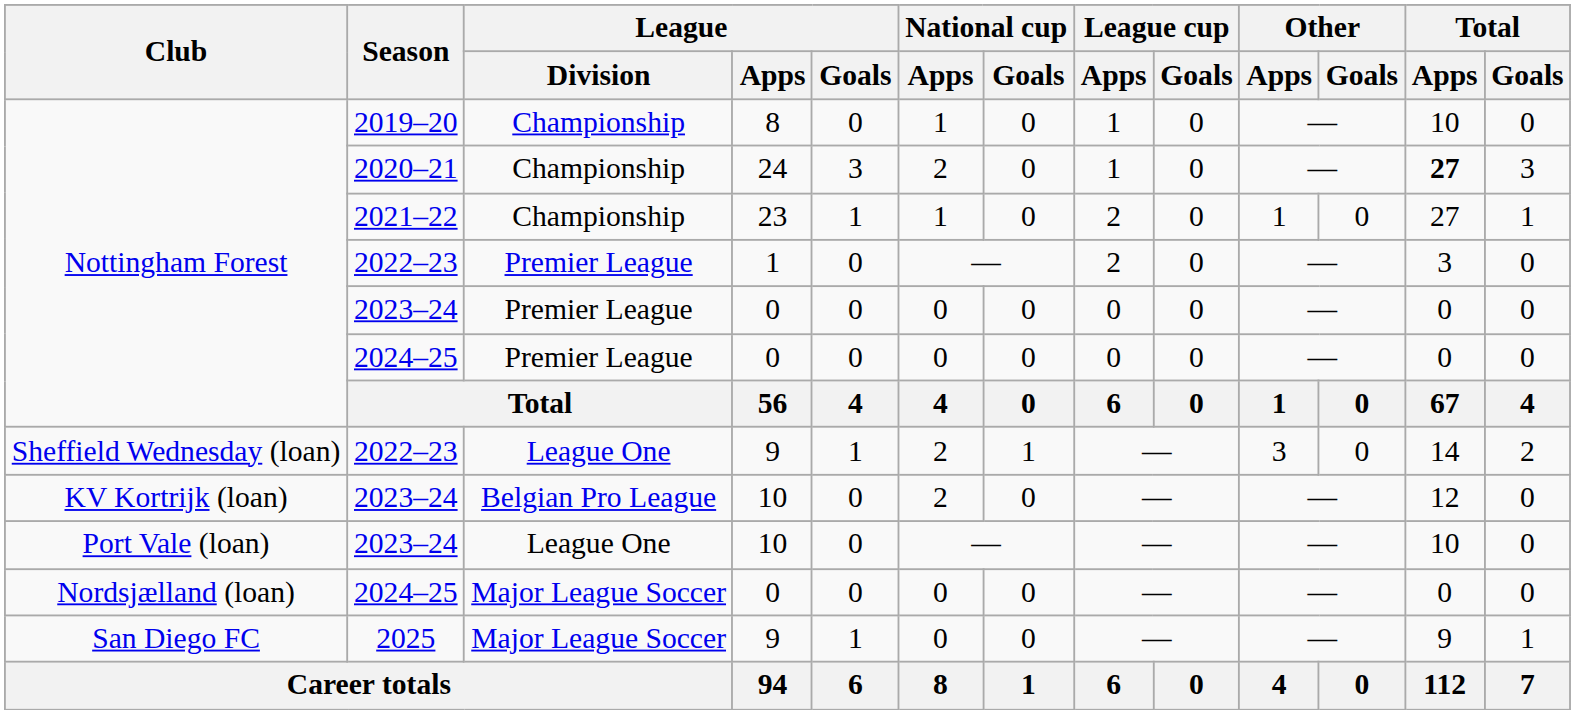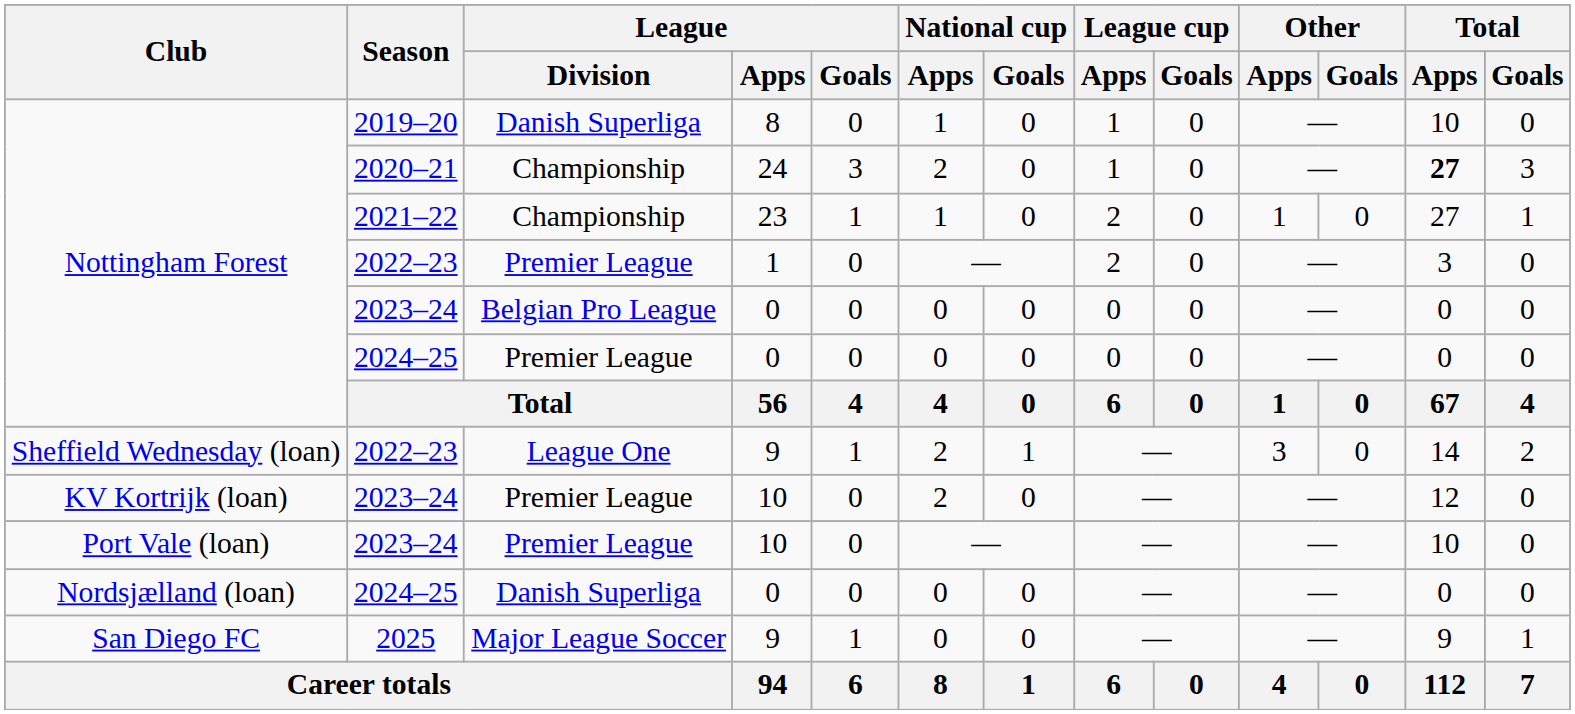(599, 121) Championship -> (599, 121) Danish Superliga
(599, 309) Premier League -> (599, 309) Belgian Pro League
(599, 497) Belgian Pro League -> (599, 497) Premier League
(599, 544) League One -> (599, 544) Premier League
(599, 591) Major League Soccer -> (599, 591) Danish Superliga
